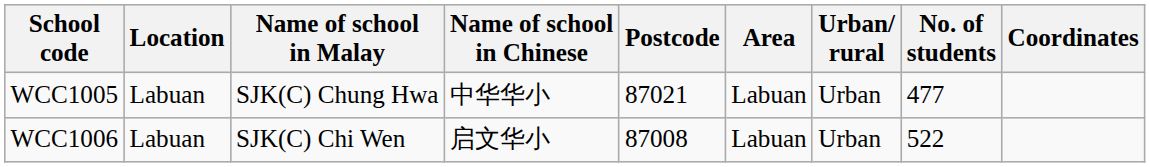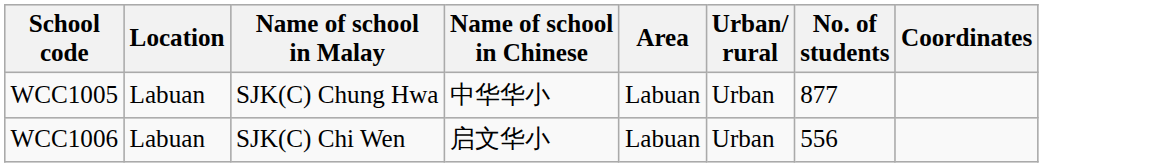- column: (672, 38)
(925, 94) 477 -> (819, 94) 877
(925, 139) 522 -> (819, 139) 556
